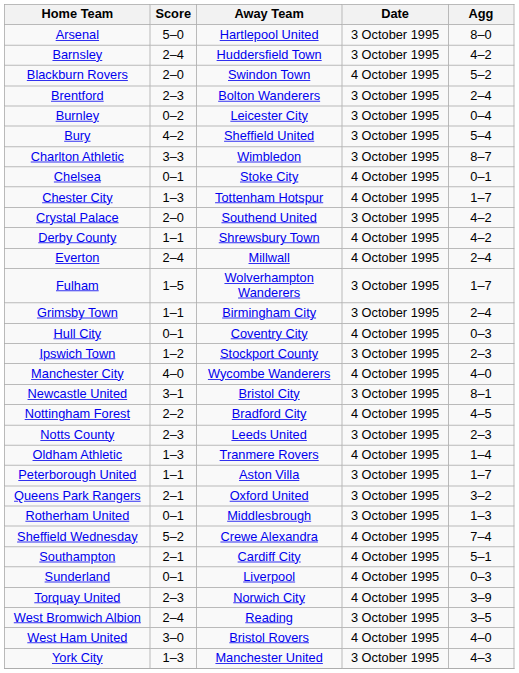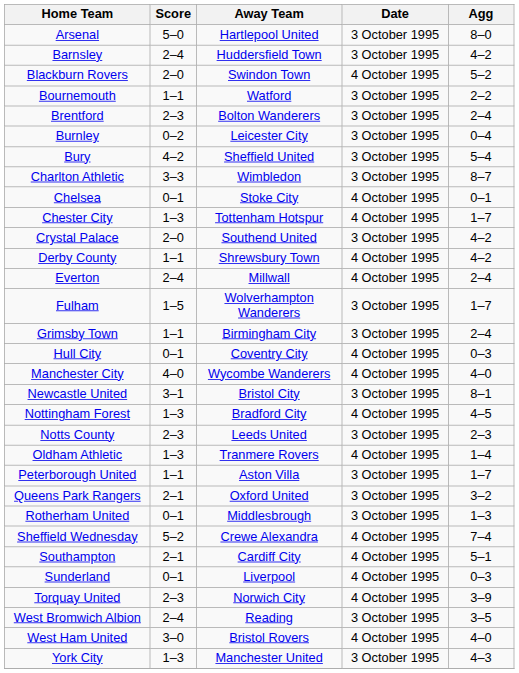+ row: (77, 95)
- row: (77, 353)
(173, 414) 2–2 -> (173, 414) 1–3
